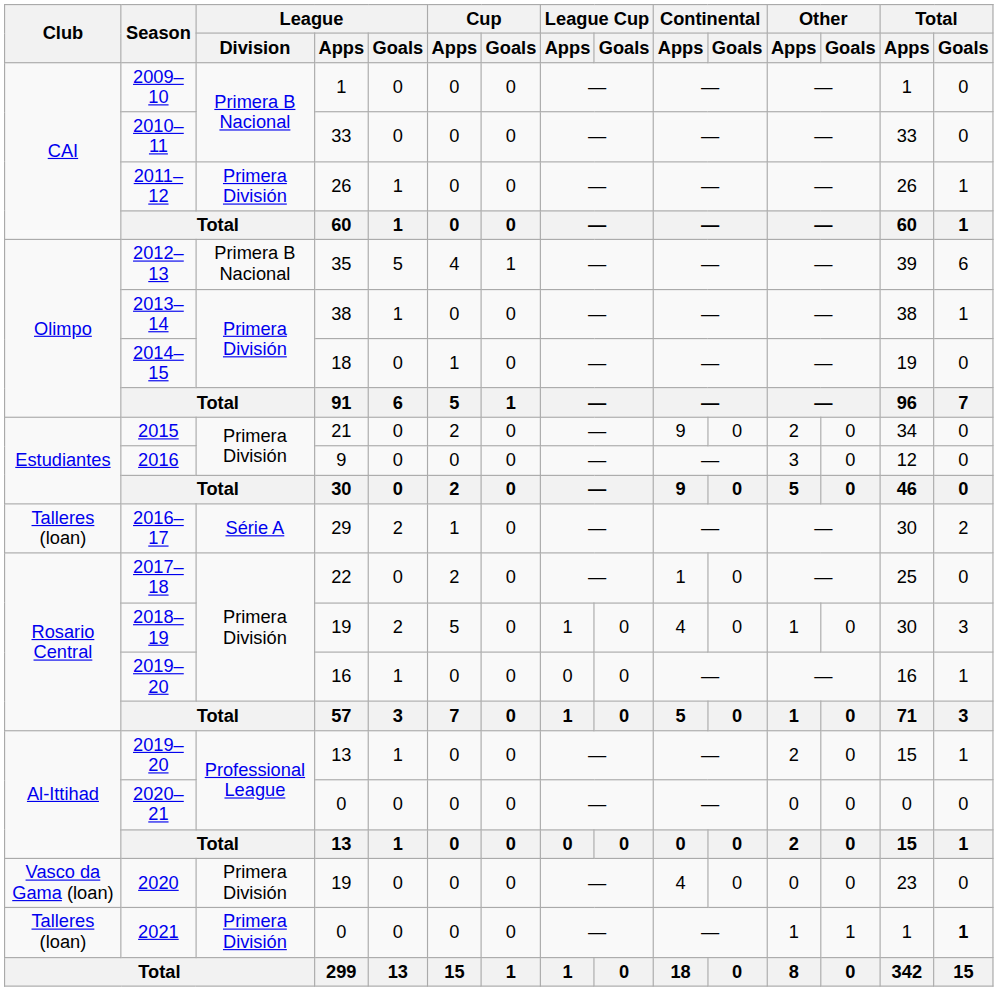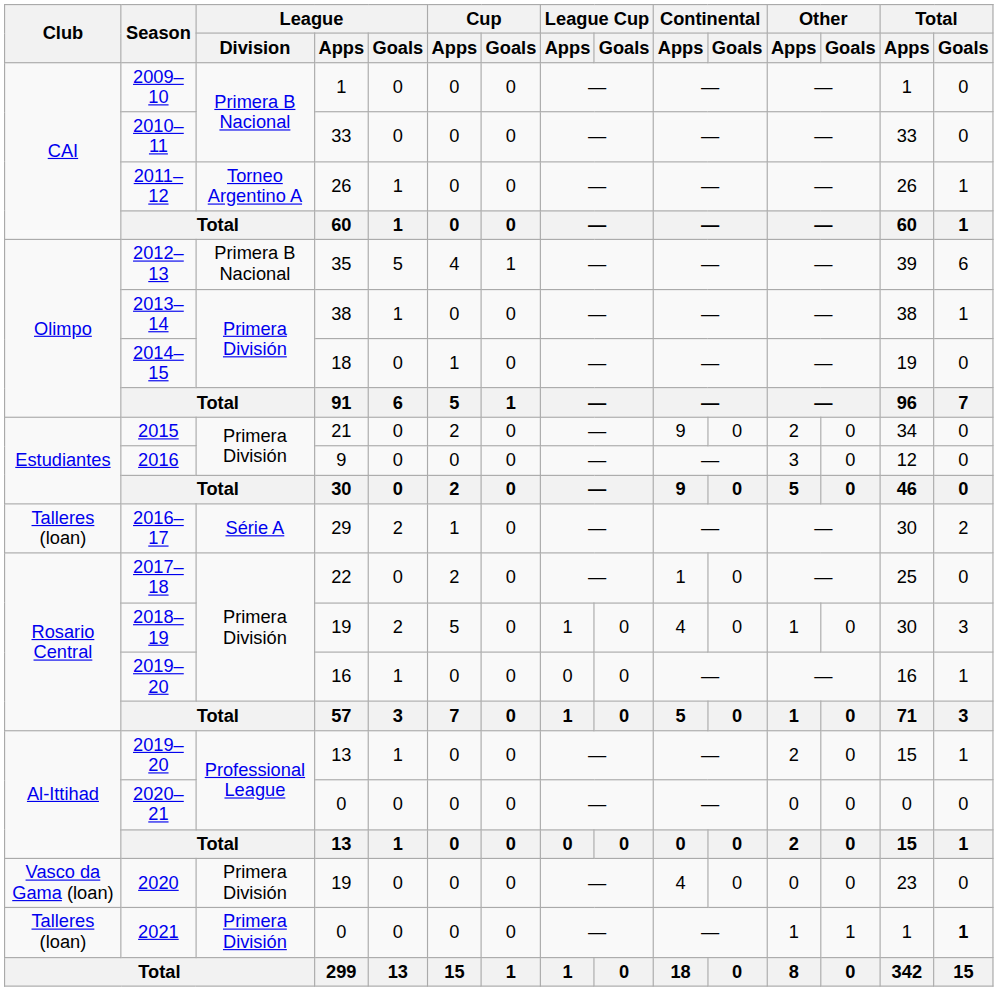(255, 185) Primera División -> (255, 185) Torneo Argentino A
